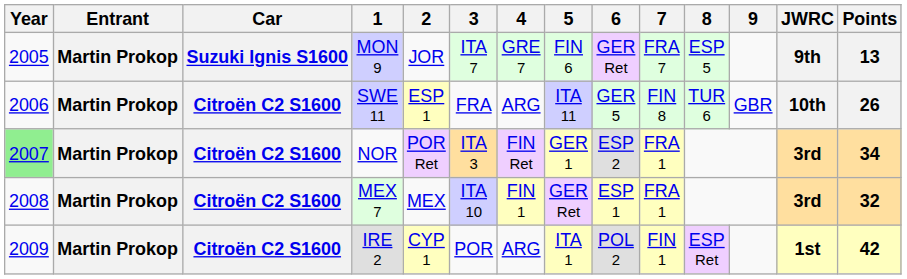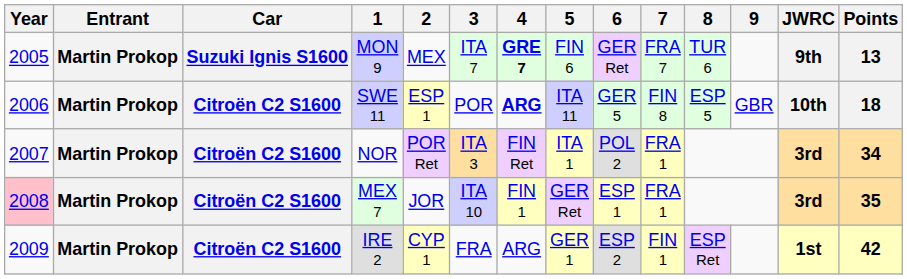(426, 57) JOR -> (426, 57) MEX
(521, 56) normal -> (522, 57) bold
(707, 56) ESP 5 -> (708, 56) TUR 6
(474, 105) FRA -> (474, 105) POR
(521, 105) normal -> (522, 105) bold
(707, 104) TUR 6 -> (708, 104) ESP 5
(870, 105) 26 -> (871, 105) 18
(29, 153) lightgreen background -> (29, 153) no background
(569, 152) GER 1 -> (570, 152) ITA 1
(616, 152) ESP 2 -> (617, 152) POL 2
(29, 201) no background -> (29, 201) pink background
(426, 201) MEX -> (426, 201) JOR
(870, 201) 32 -> (871, 201) 35
(474, 249) POR -> (474, 249) FRA
(569, 248) ITA 1 -> (570, 248) GER 1
(616, 248) POL 2 -> (617, 248) ESP 2
